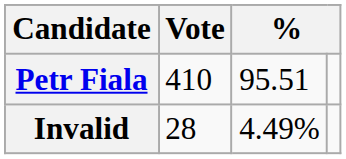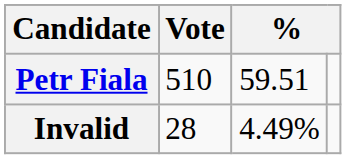(189, 78) 410 -> (189, 78) 510
(274, 78) 95.51 -> (274, 78) 59.51
